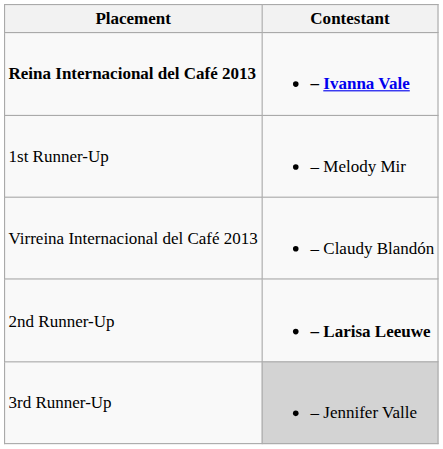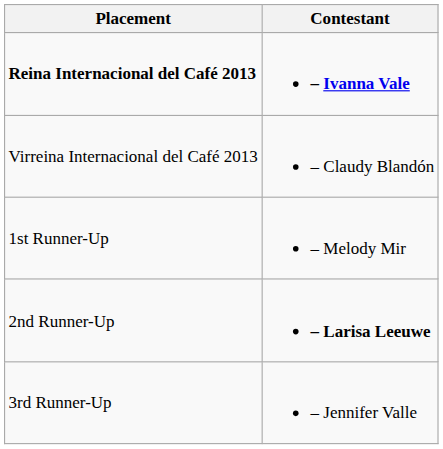rows swapped: (133, 238) <-> (59, 156)
(350, 413) lightgrey background -> (350, 413) no background
